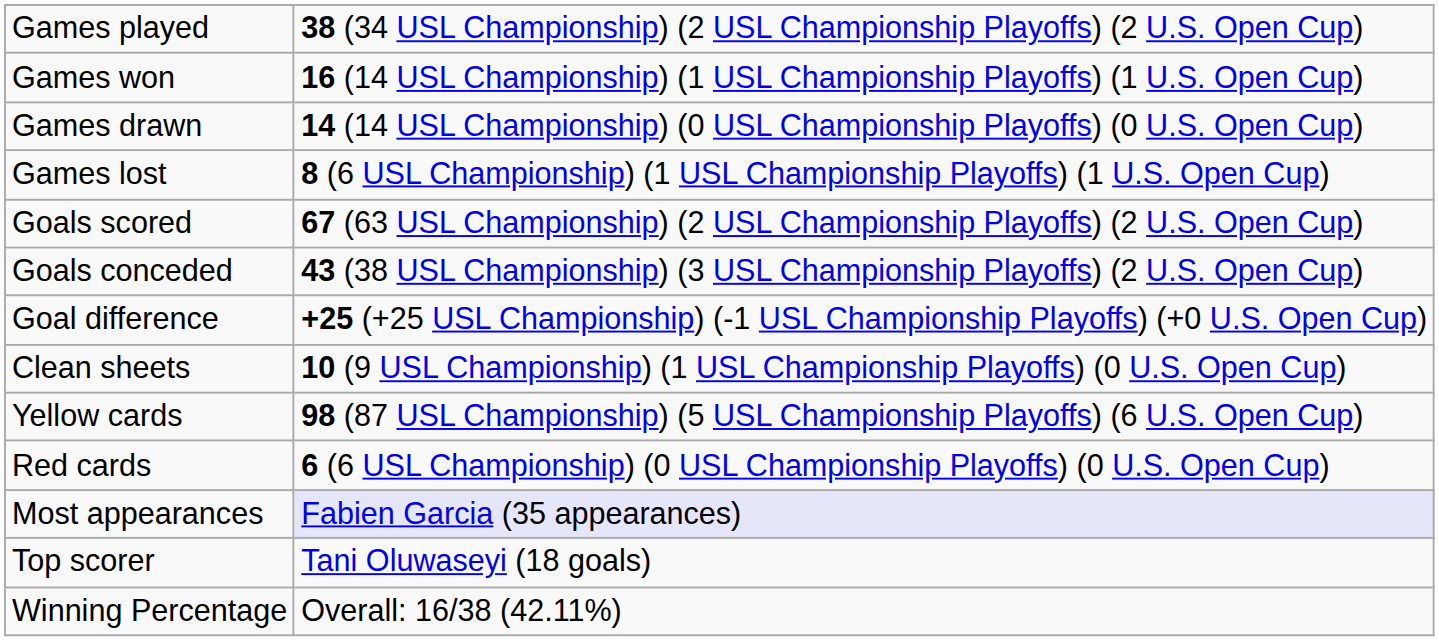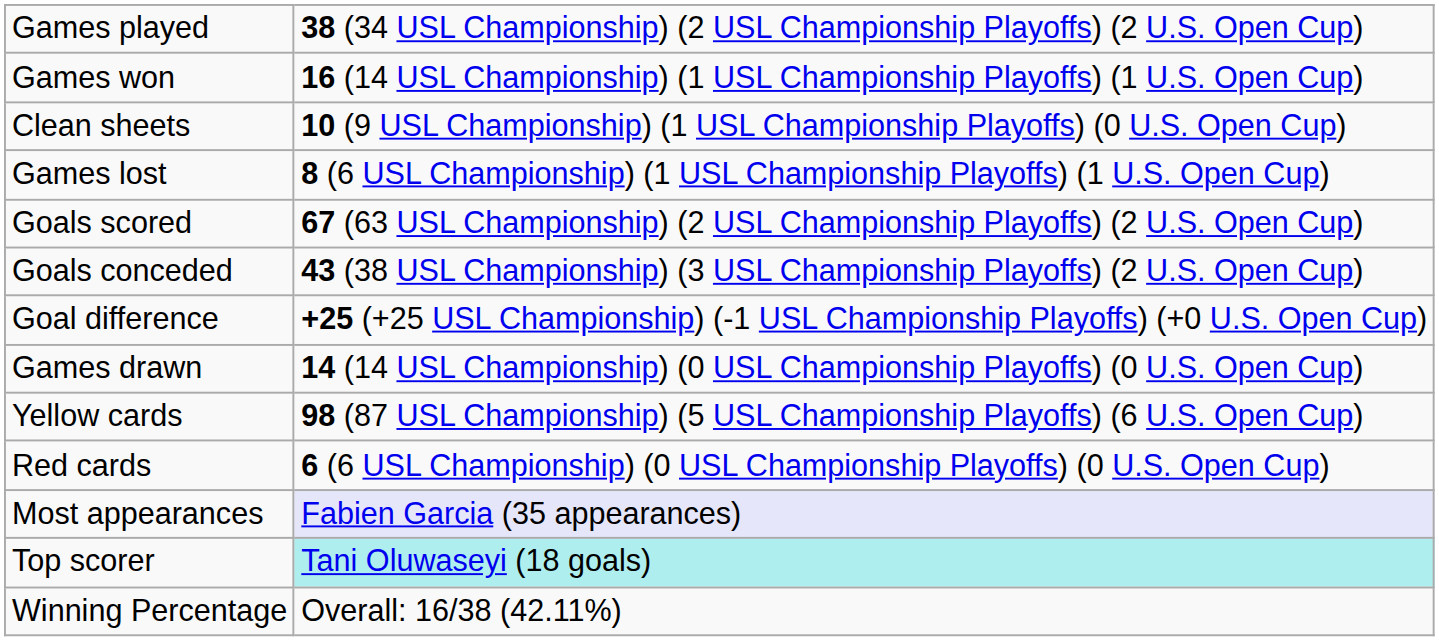rows swapped: (107, 125) <-> (101, 367)
(476, 561) no background -> (476, 561) paleturquoise background
